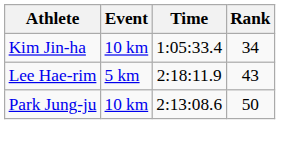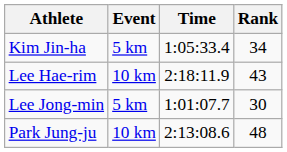(126, 47) 10 km -> (130, 47) 5 km
(122, 76) 5 km -> (134, 76) 10 km
+ row: (56, 104)
(250, 104) 50 -> (258, 133) 48
